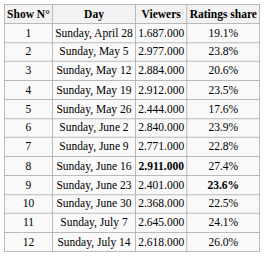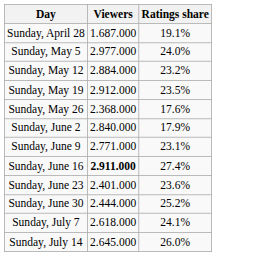- column: (28, 14)
(223, 52) 23.8% -> (175, 52) 24.0%
(223, 71) 20.6% -> (175, 71) 23.2%
(161, 109) 2.444.000 -> (113, 109) 2.368.000
(223, 128) 23.9% -> (175, 128) 17.9%
(223, 147) 22.8% -> (175, 147) 23.1%
(223, 185) bold -> (175, 185) normal
(161, 204) 2.368.000 -> (113, 204) 2.444.000
(223, 204) 22.5% -> (175, 204) 25.2%
(161, 223) 2.645.000 -> (113, 223) 2.618.000
(161, 242) 2.618.000 -> (113, 242) 2.645.000
